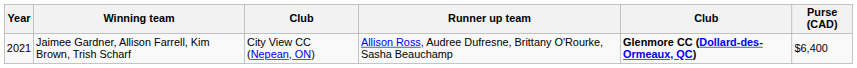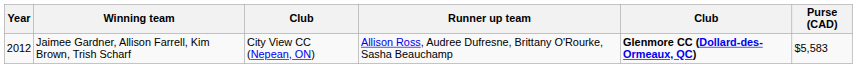(19, 48) 2021 -> (19, 48) 2012
(811, 48) $6,400 -> (811, 48) $5,583
